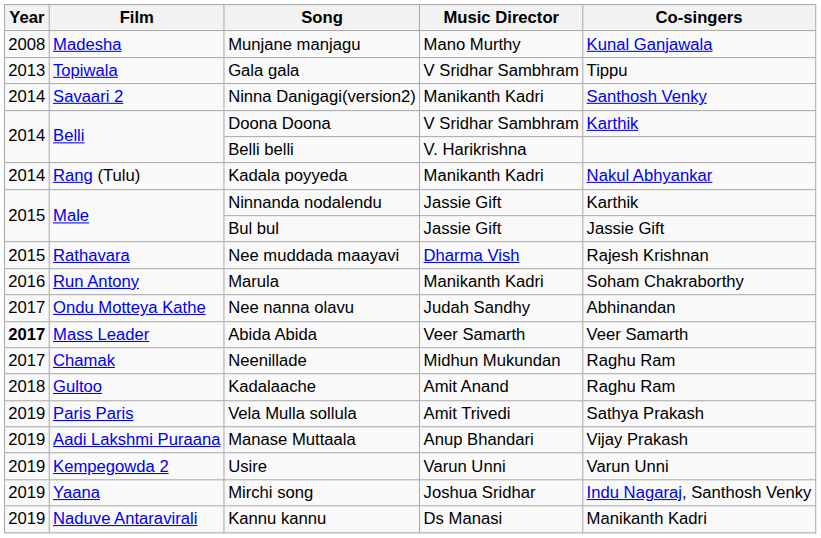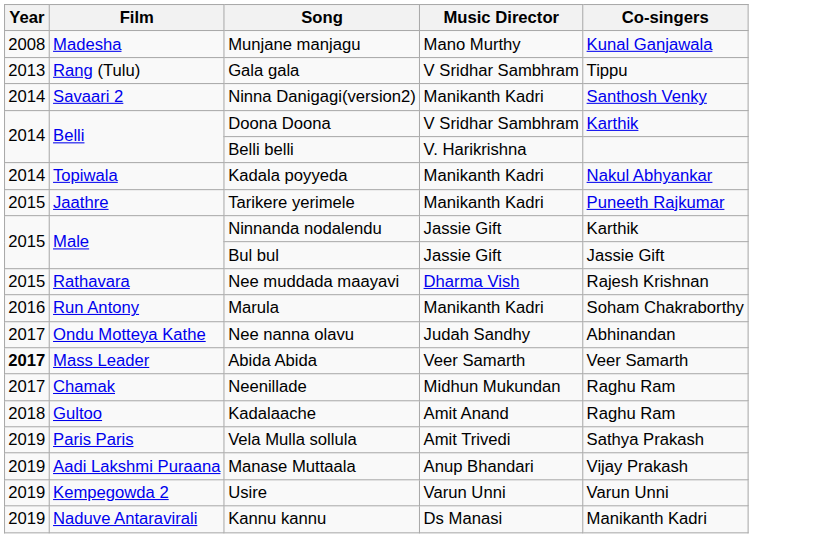(85, 70) Topiwala -> (97, 70) Rang (Tulu)
(97, 176) Rang (Tulu) -> (85, 176) Topiwala
+ row: (291, 202)
- row: (271, 492)
